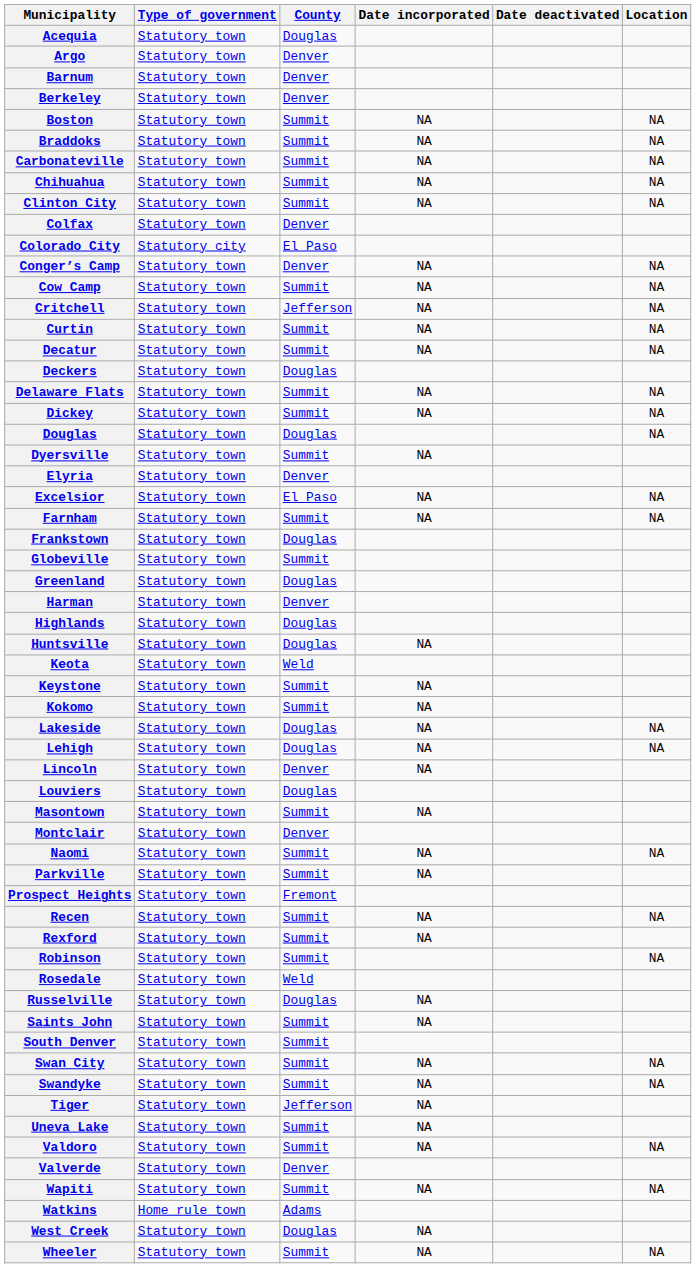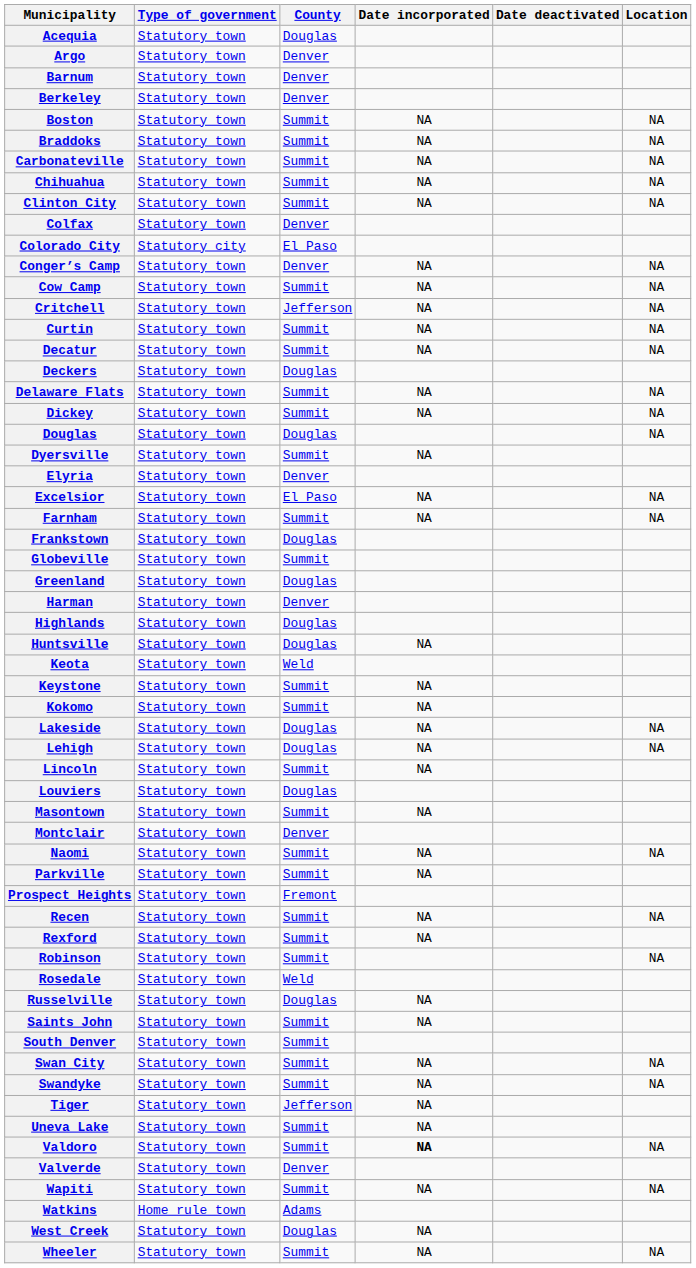(306, 770) Denver -> (306, 770) Summit
(424, 1148) normal -> (424, 1148) bold
